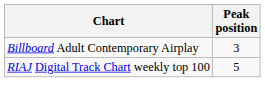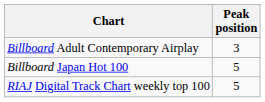+ row: (68, 67)
